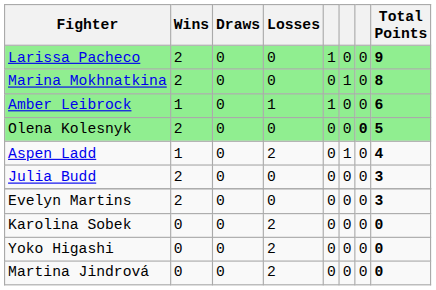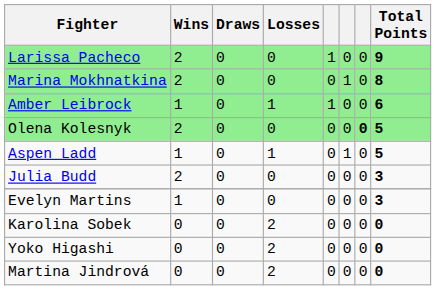(272, 153) 2 -> (272, 153) 1
(379, 153) 4 -> (379, 153) 5
(178, 201) 2 -> (178, 201) 1
